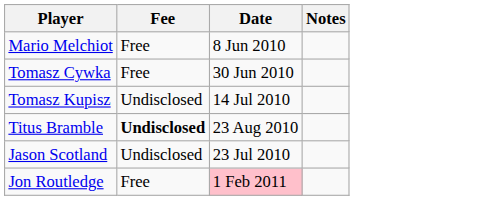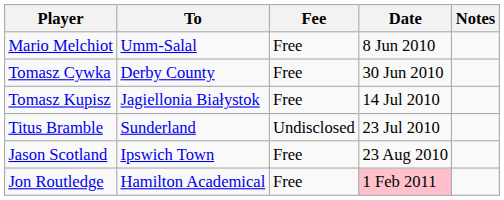+ column: (193, 18)
(161, 100) Undisclosed -> (288, 100) Free
(163, 127) bold -> (314, 127) normal
(256, 127) 23 Aug 2010 -> (401, 127) 23 Jul 2010
(161, 154) Undisclosed -> (288, 154) Free
(251, 154) 23 Jul 2010 -> (405, 154) 23 Aug 2010
